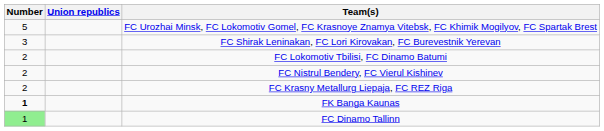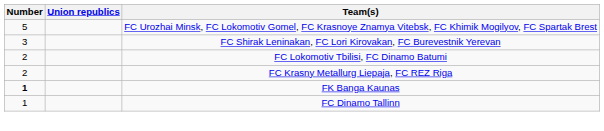- row: (361, 73)
(25, 118) lightgreen background -> (25, 103) no background
